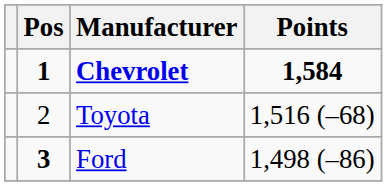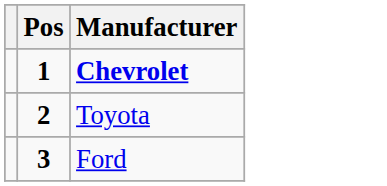- column: (312, 26)
(44, 114) normal -> (44, 114) bold
